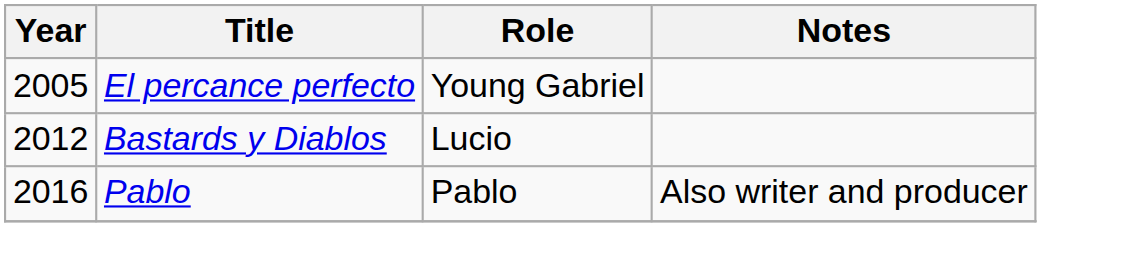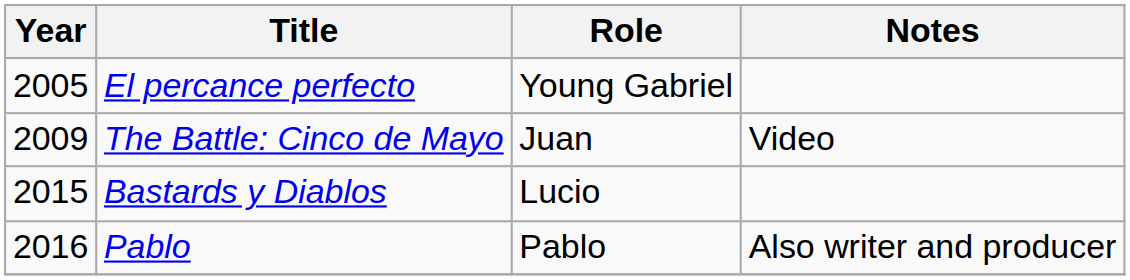+ row: (304, 138)
(51, 138) 2012 -> (51, 192) 2015
